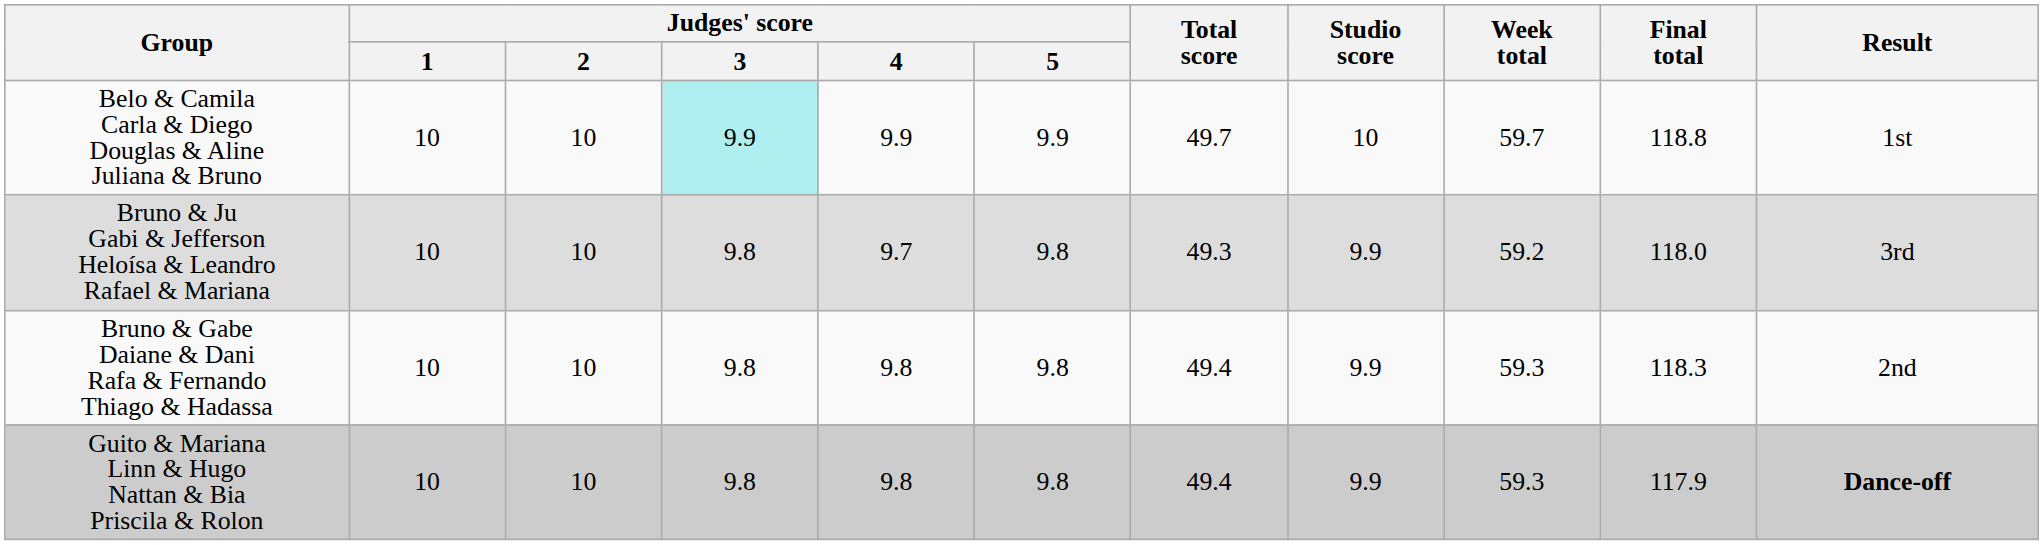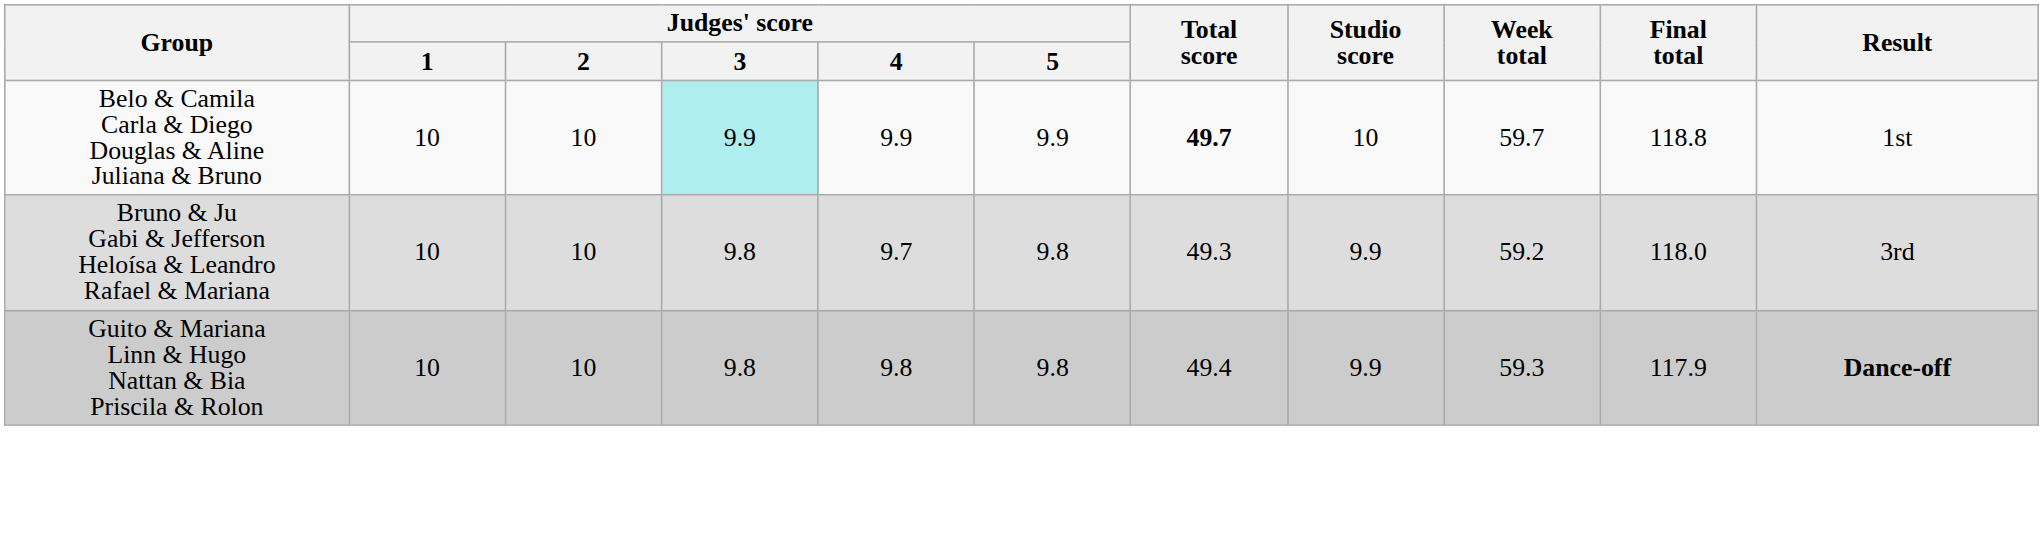(1209, 137) normal -> (1209, 137) bold
- row: (177, 367)
